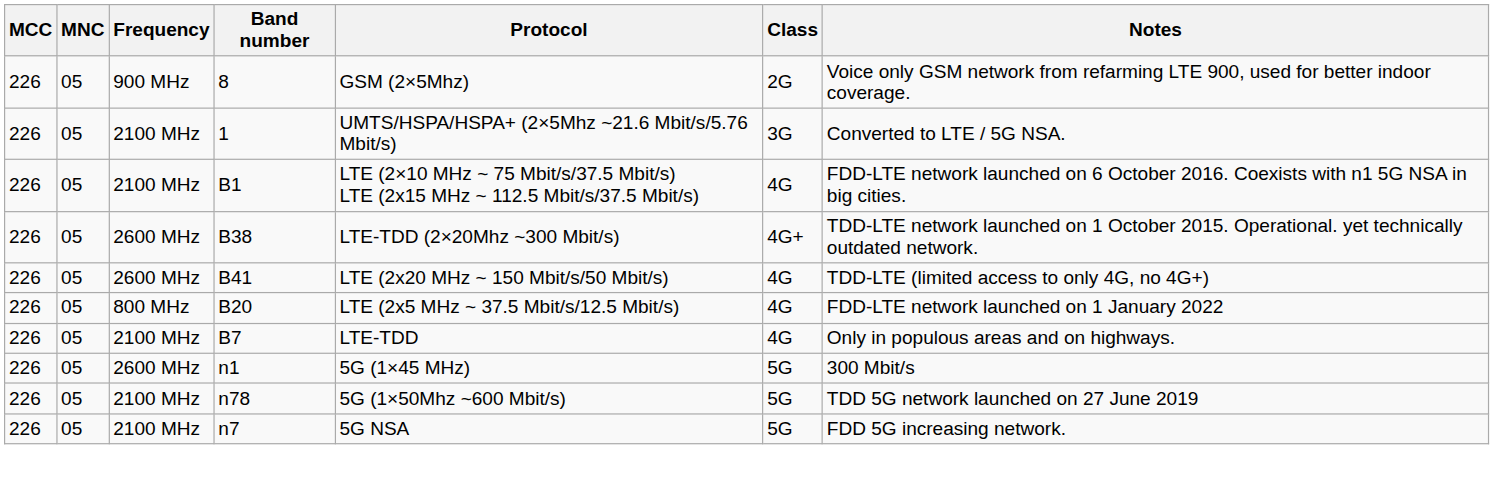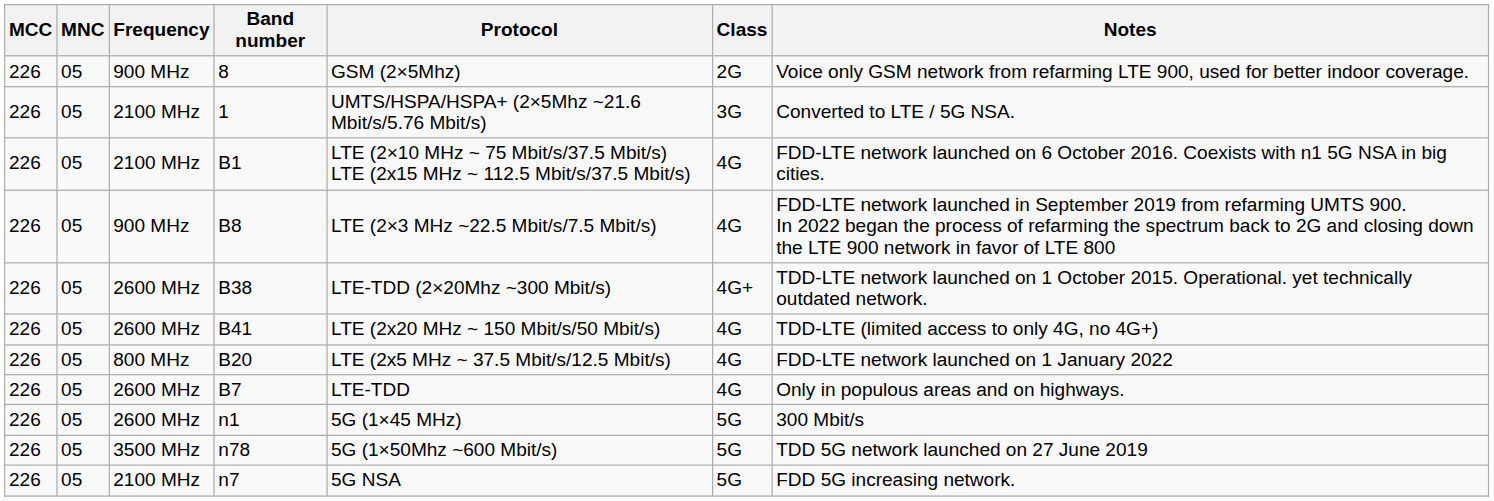+ row: (230, 226)
(157, 338) 2100 MHz -> (157, 389) 2600 MHz
(157, 398) 2100 MHz -> (157, 450) 3500 MHz
